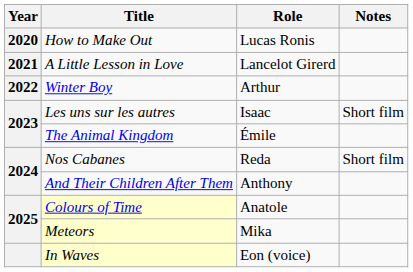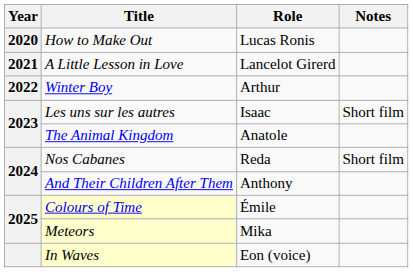(258, 135) Émile -> (264, 135) Anatole
(264, 207) Anatole -> (258, 207) Émile
